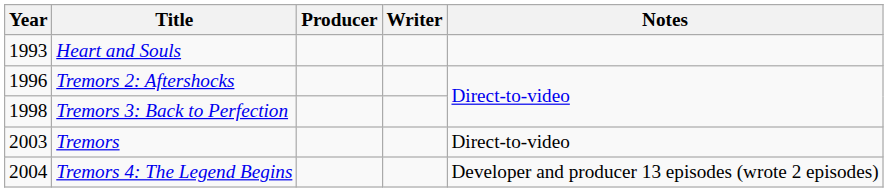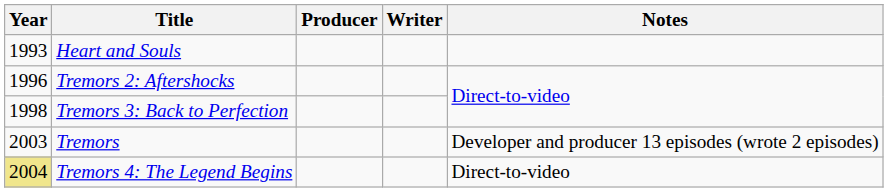(511, 141) Direct-to-video -> (665, 141) Developer and producer 13 episodes (wrote 2 episodes)
(28, 171) no background -> (28, 171) khaki background
(665, 171) Developer and producer 13 episodes (wrote 2 episodes) -> (511, 171) Direct-to-video
